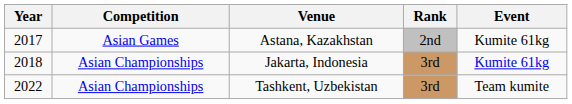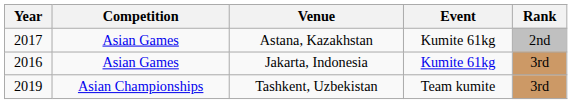columns swapped: (430, 16) <-> (512, 16)
(28, 63) 2018 -> (28, 63) 2016
(141, 63) Asian Championships -> (141, 63) Asian Games
(28, 87) 2022 -> (28, 87) 2019
